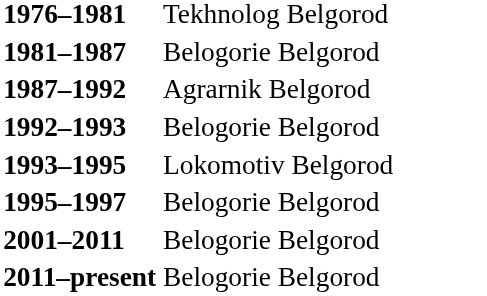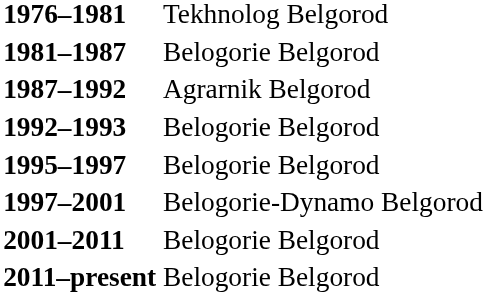- row: (65, 164)
+ row: (65, 202)
